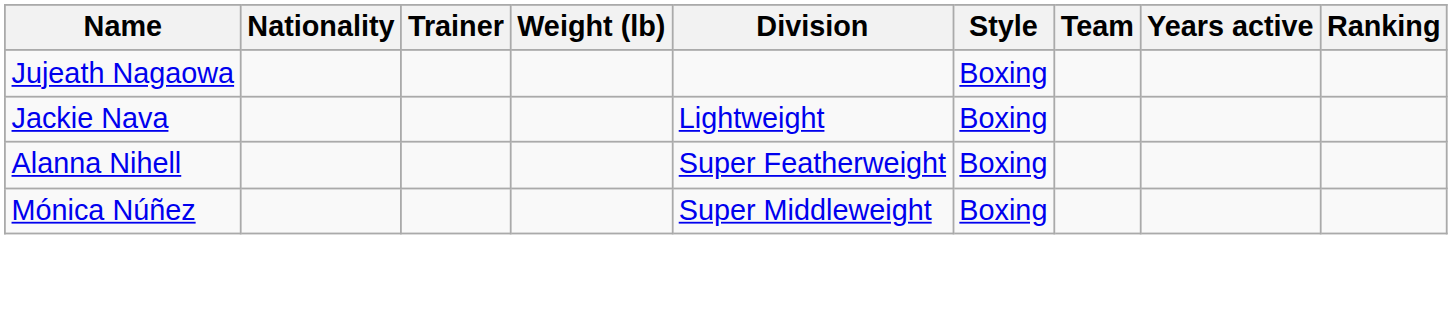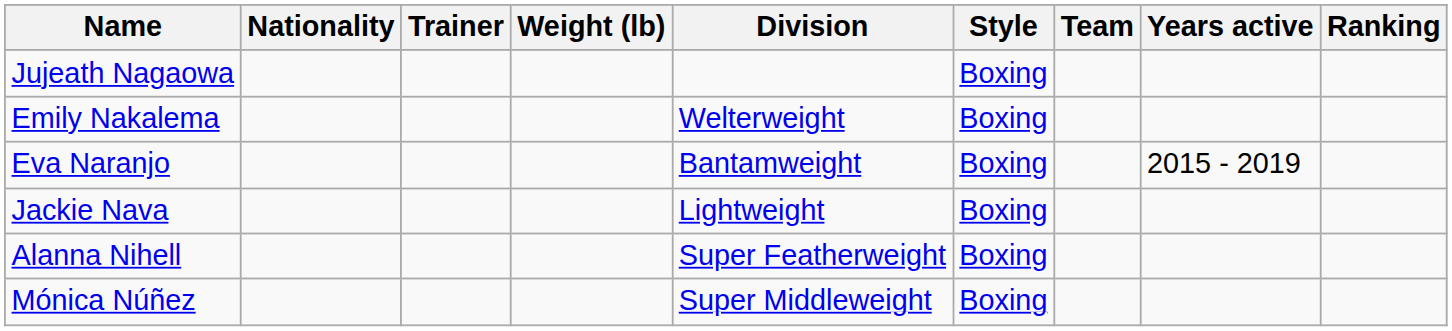+ row: (116, 118)
+ row: (91, 164)
